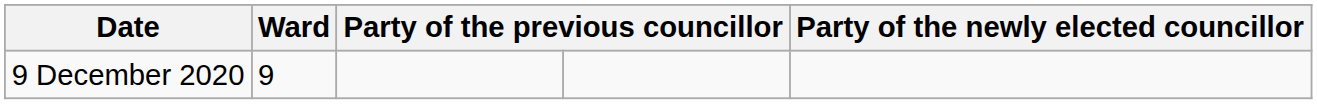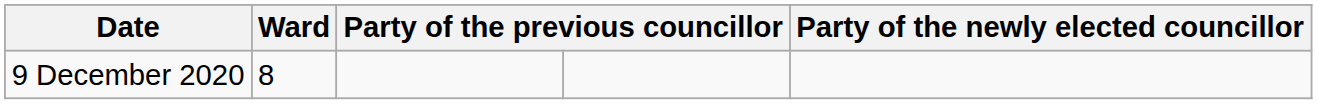(266, 74) 9 -> (266, 74) 8
